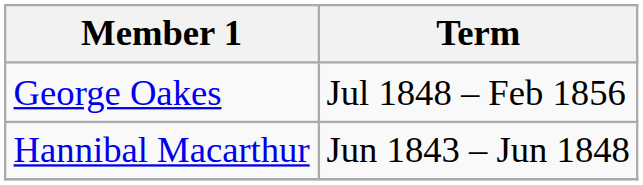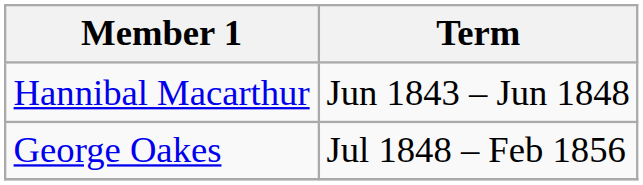rows swapped: (162, 149) <-> (118, 91)
